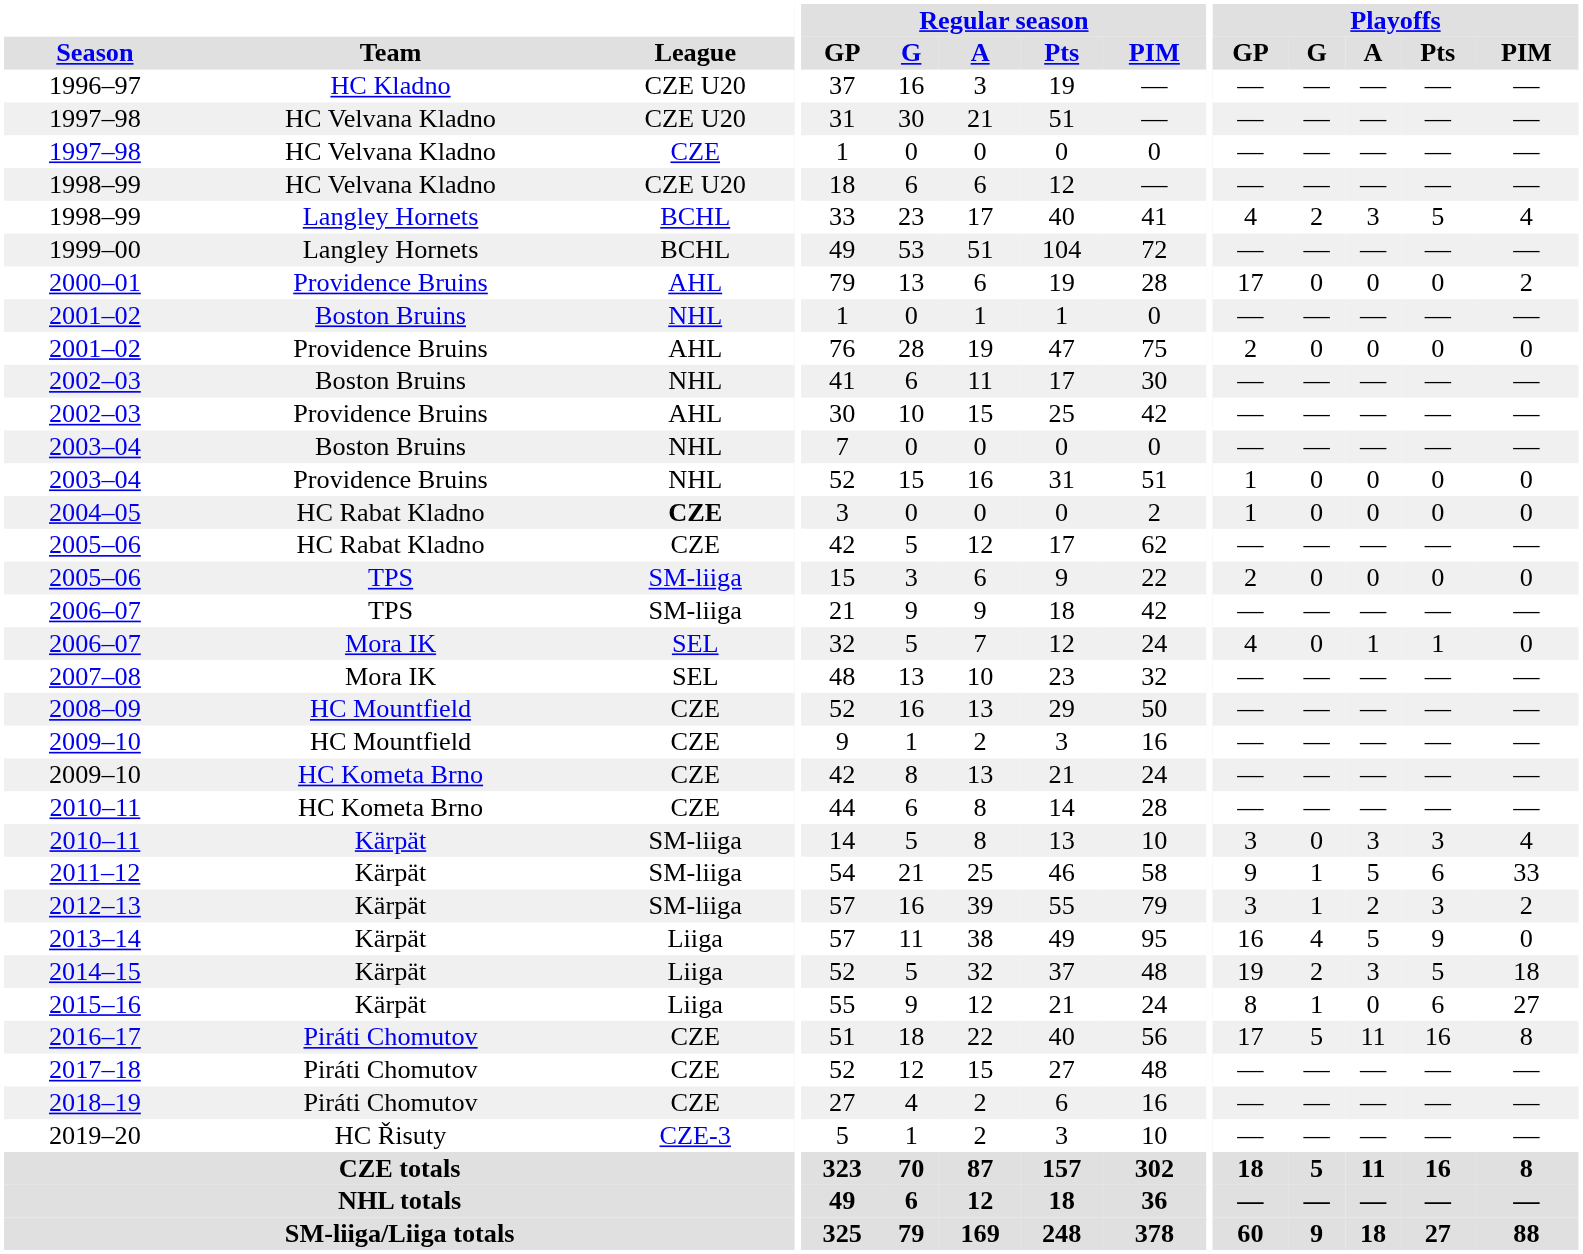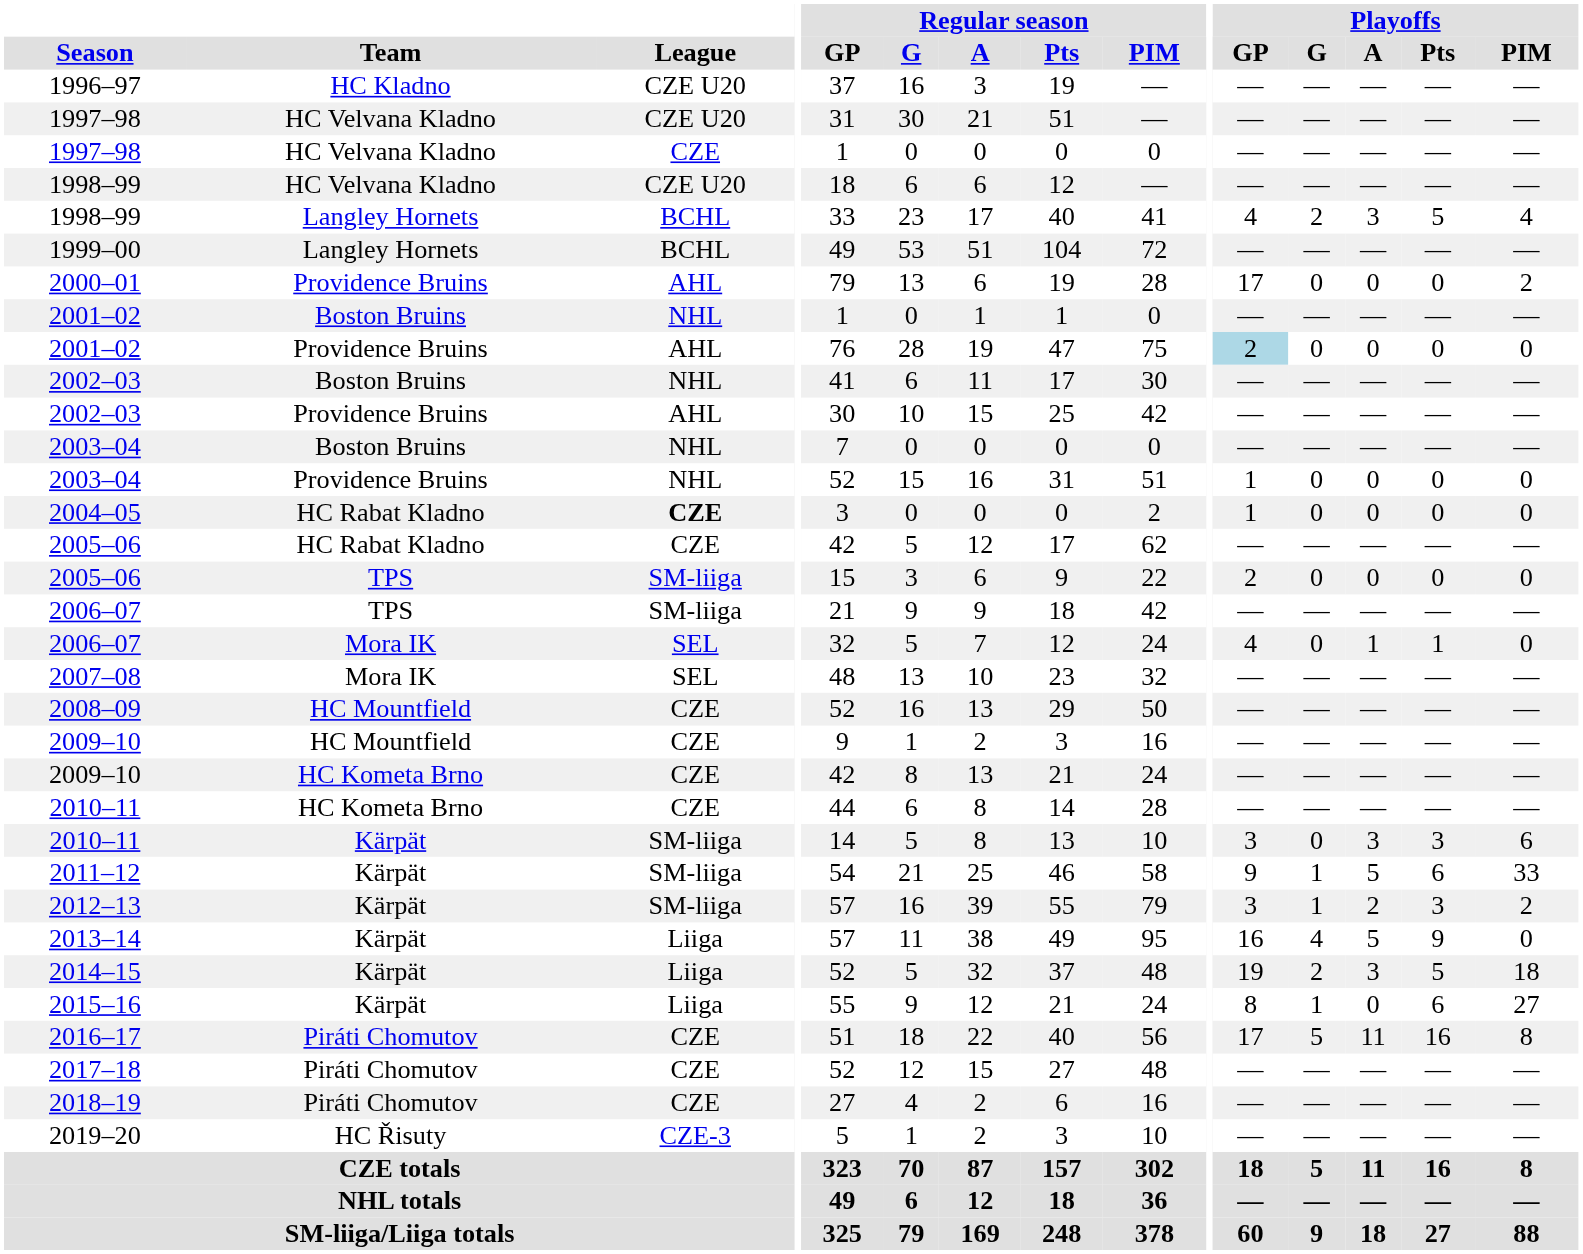(1250, 348) no background -> (1250, 348) lightblue background
(1526, 840) 4 -> (1526, 840) 6
